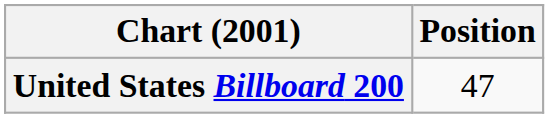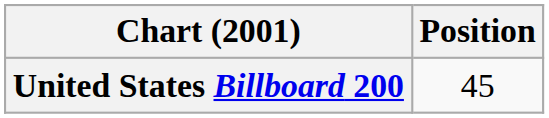(478, 84) 47 -> (478, 84) 45
